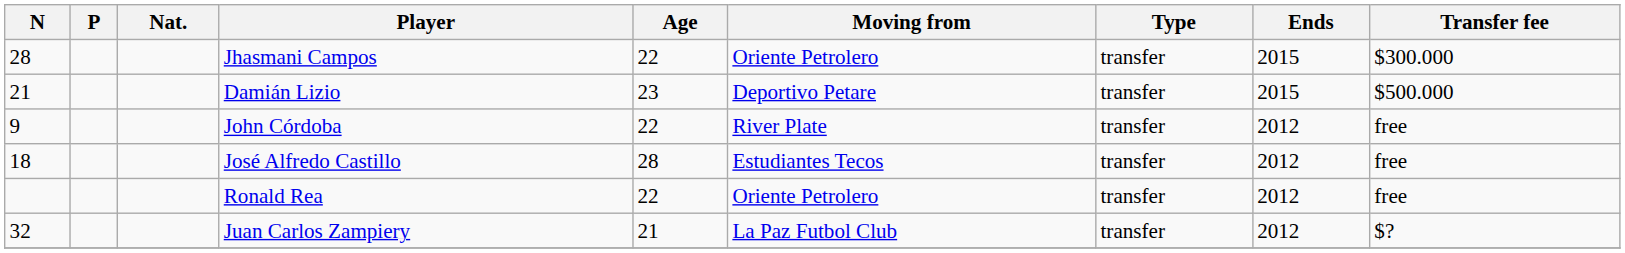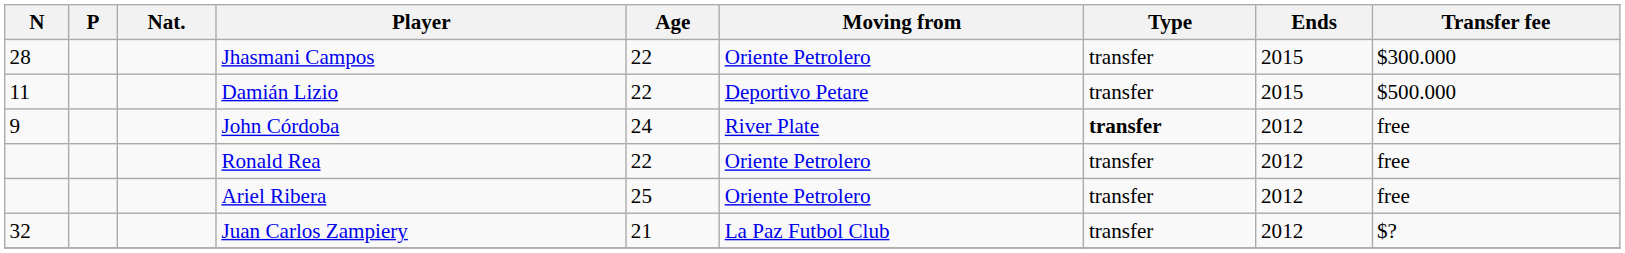(20, 91) 21 -> (20, 91) 11
(648, 91) 23 -> (641, 91) 22
(648, 126) 22 -> (641, 126) 24
(1133, 126) normal -> (1125, 126) bold
- row: (312, 161)
+ row: (274, 196)
